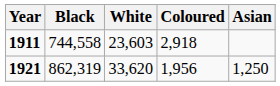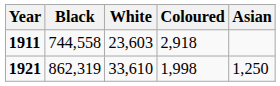(131, 68) 33,620 -> (131, 68) 33,610
(179, 68) 1,956 -> (179, 68) 1,998
